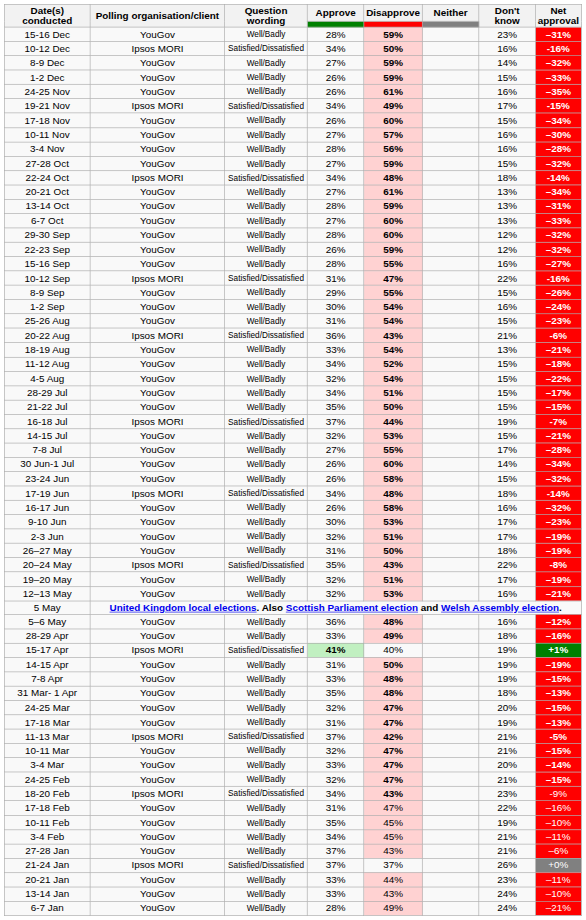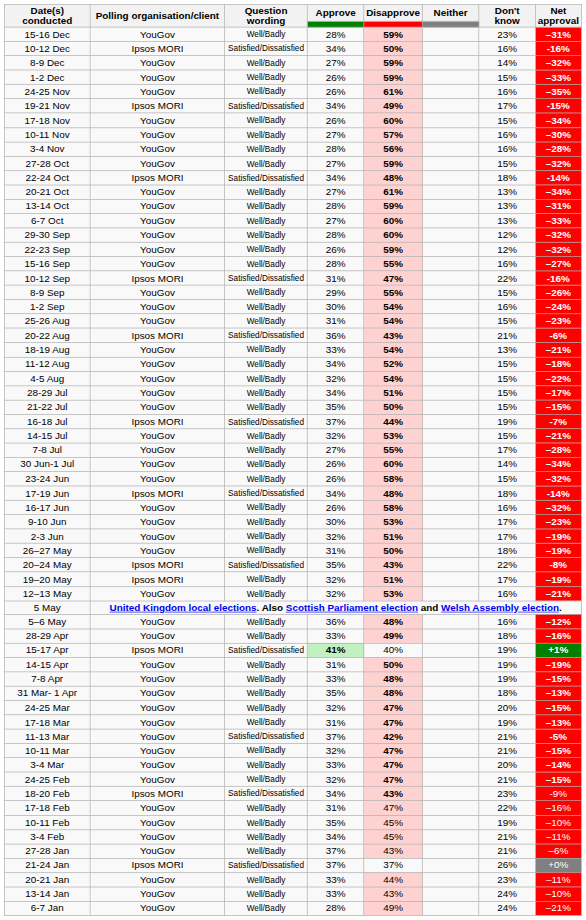(157, 579) YouGov -> (157, 579) Ipsos MORI
(157, 736) Ipsos MORI -> (157, 736) YouGov
